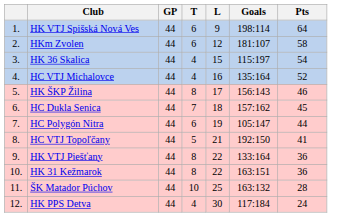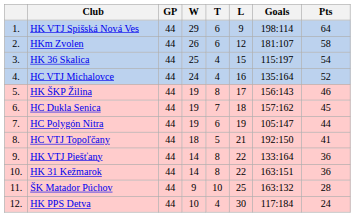+ column: (194, 12)
